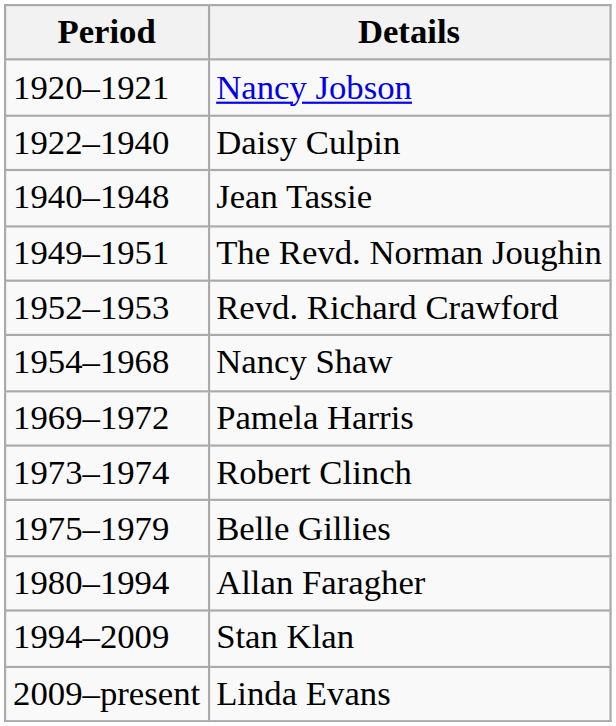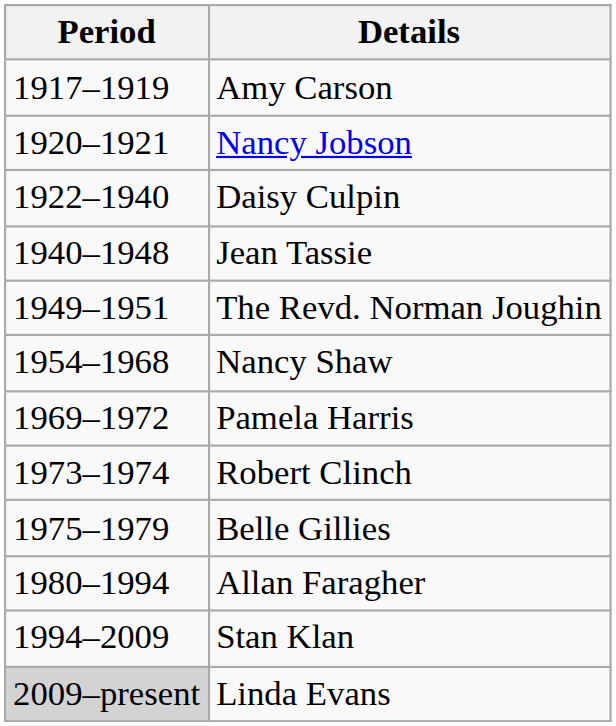+ row: (304, 87)
- row: (387, 307)
(107, 692) no background -> (107, 692) lightgrey background
